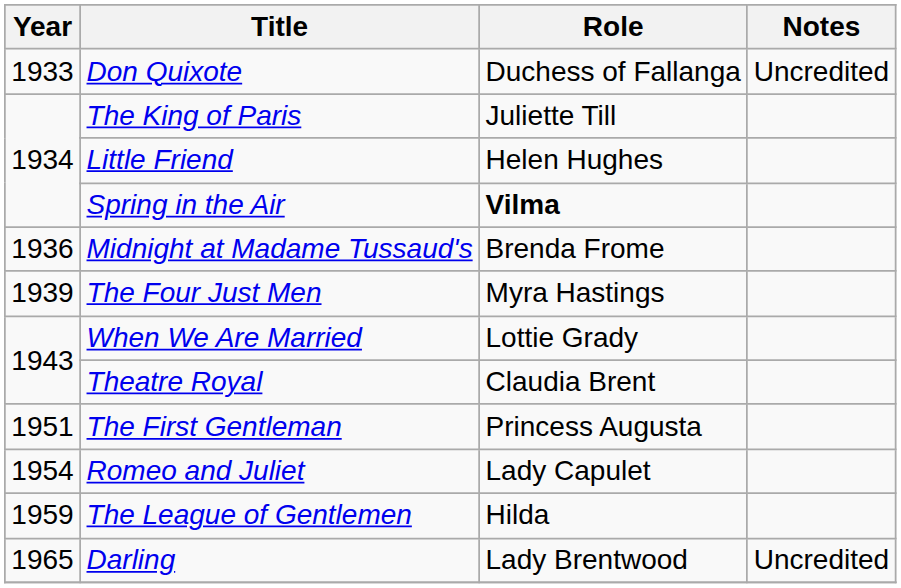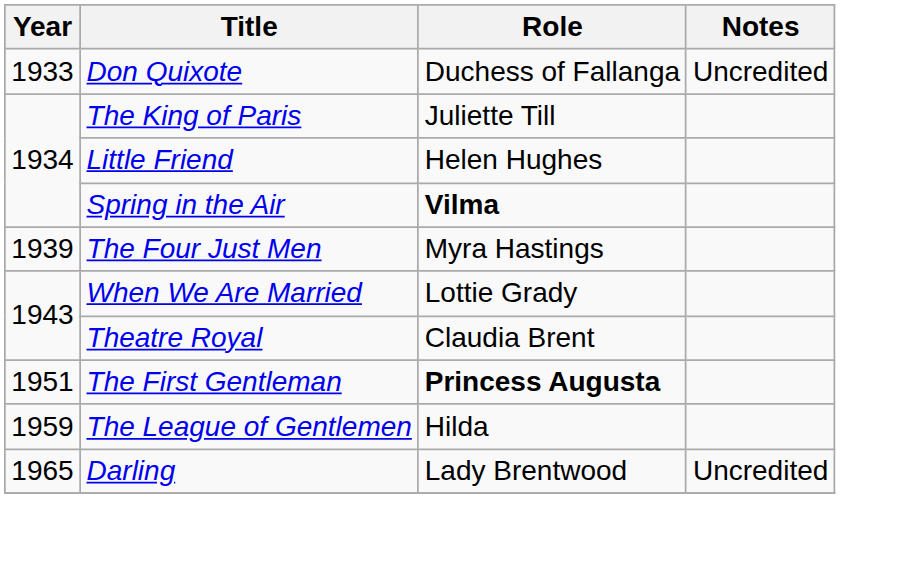- row: (280, 248)
(594, 426) normal -> (543, 381) bold
- row: (195, 470)
